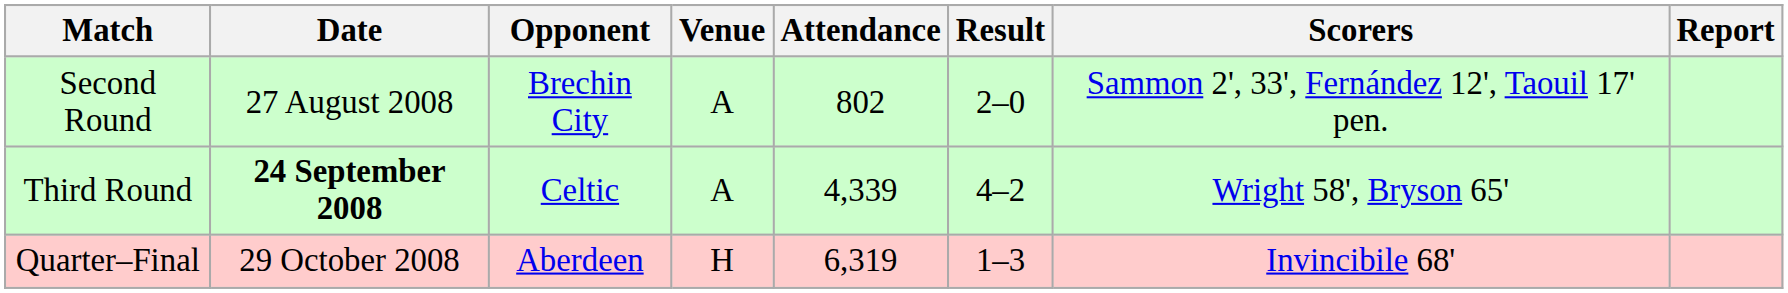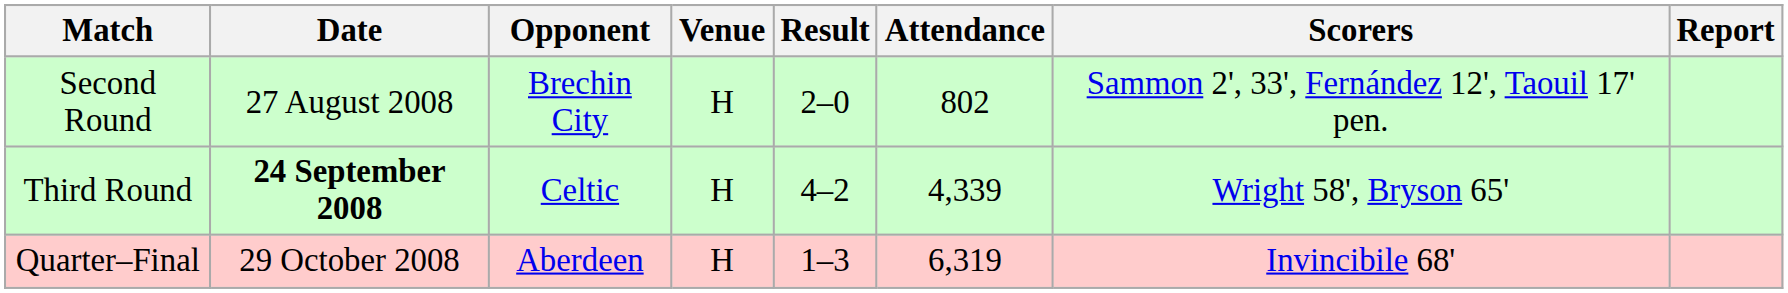columns swapped: (1001, 30) <-> (861, 30)
(722, 100) A -> (722, 100) H
(722, 189) A -> (722, 189) H
